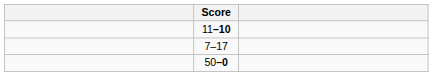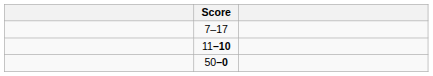rows swapped: (216, 29) <-> (216, 46)
